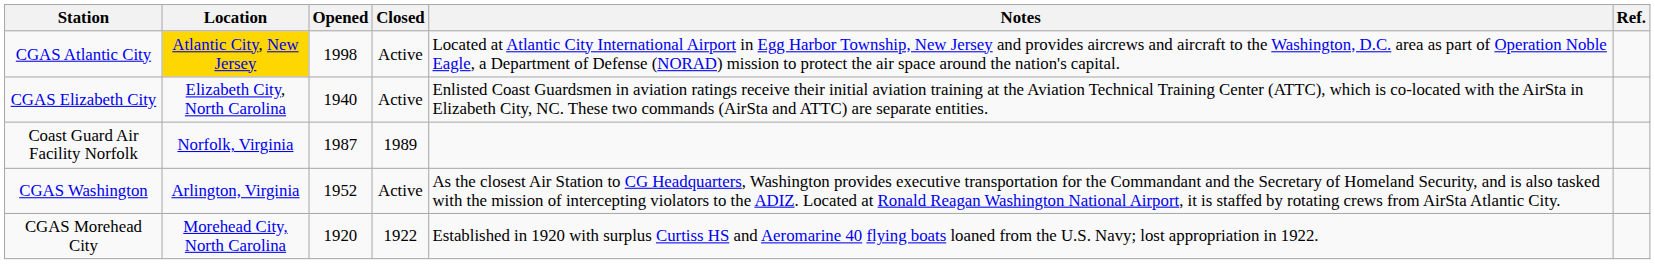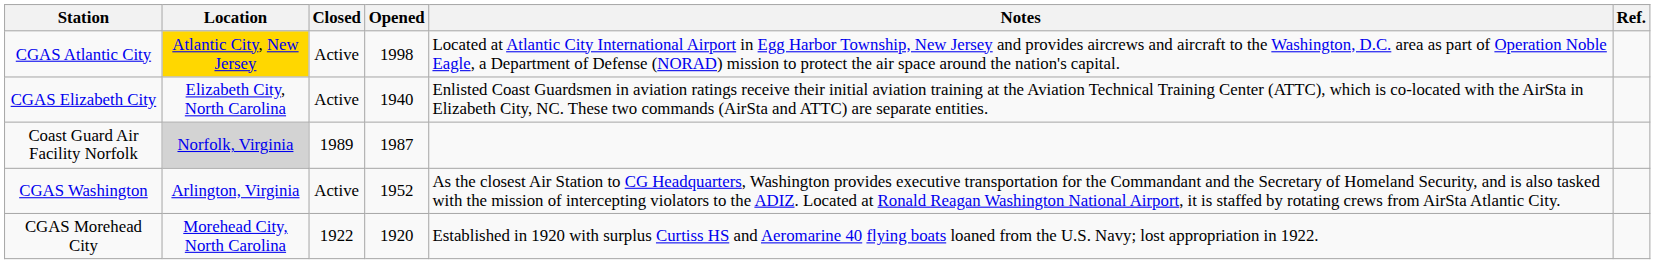columns swapped: (340, 17) <-> (400, 17)
(235, 145) no background -> (235, 145) lightgrey background
